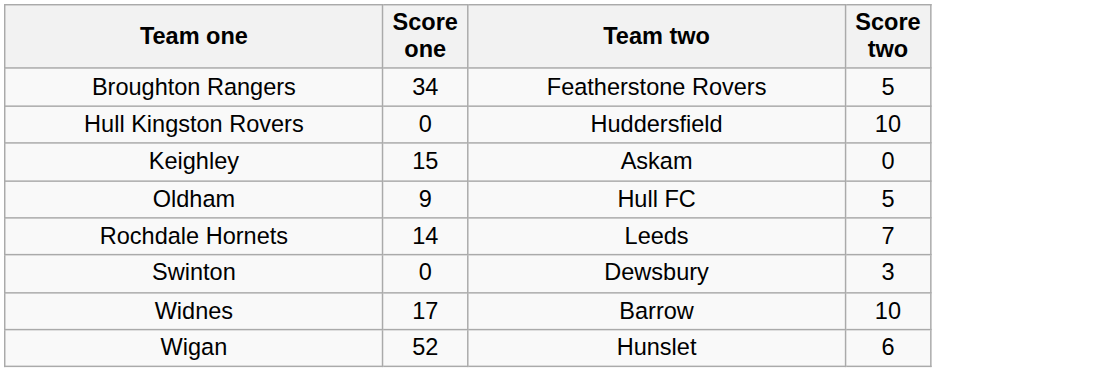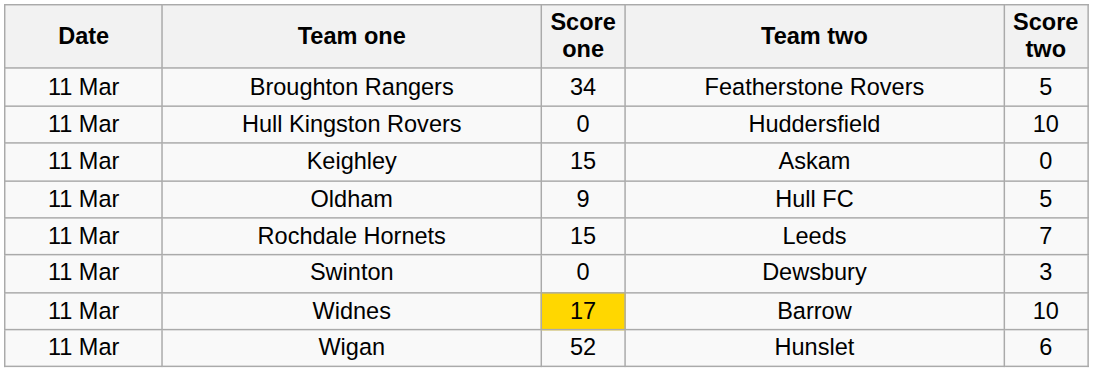+ column: (84, 36)
(425, 236) 14 -> (583, 236) 15
(425, 310) no background -> (583, 310) gold background
